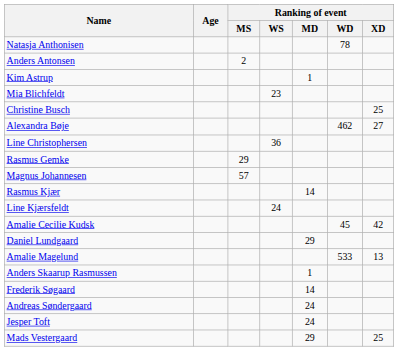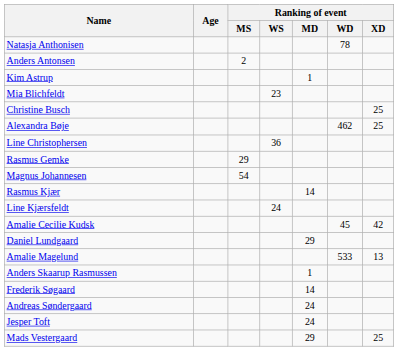(378, 126) 27 -> (378, 126) 25
(244, 175) 57 -> (244, 175) 54
